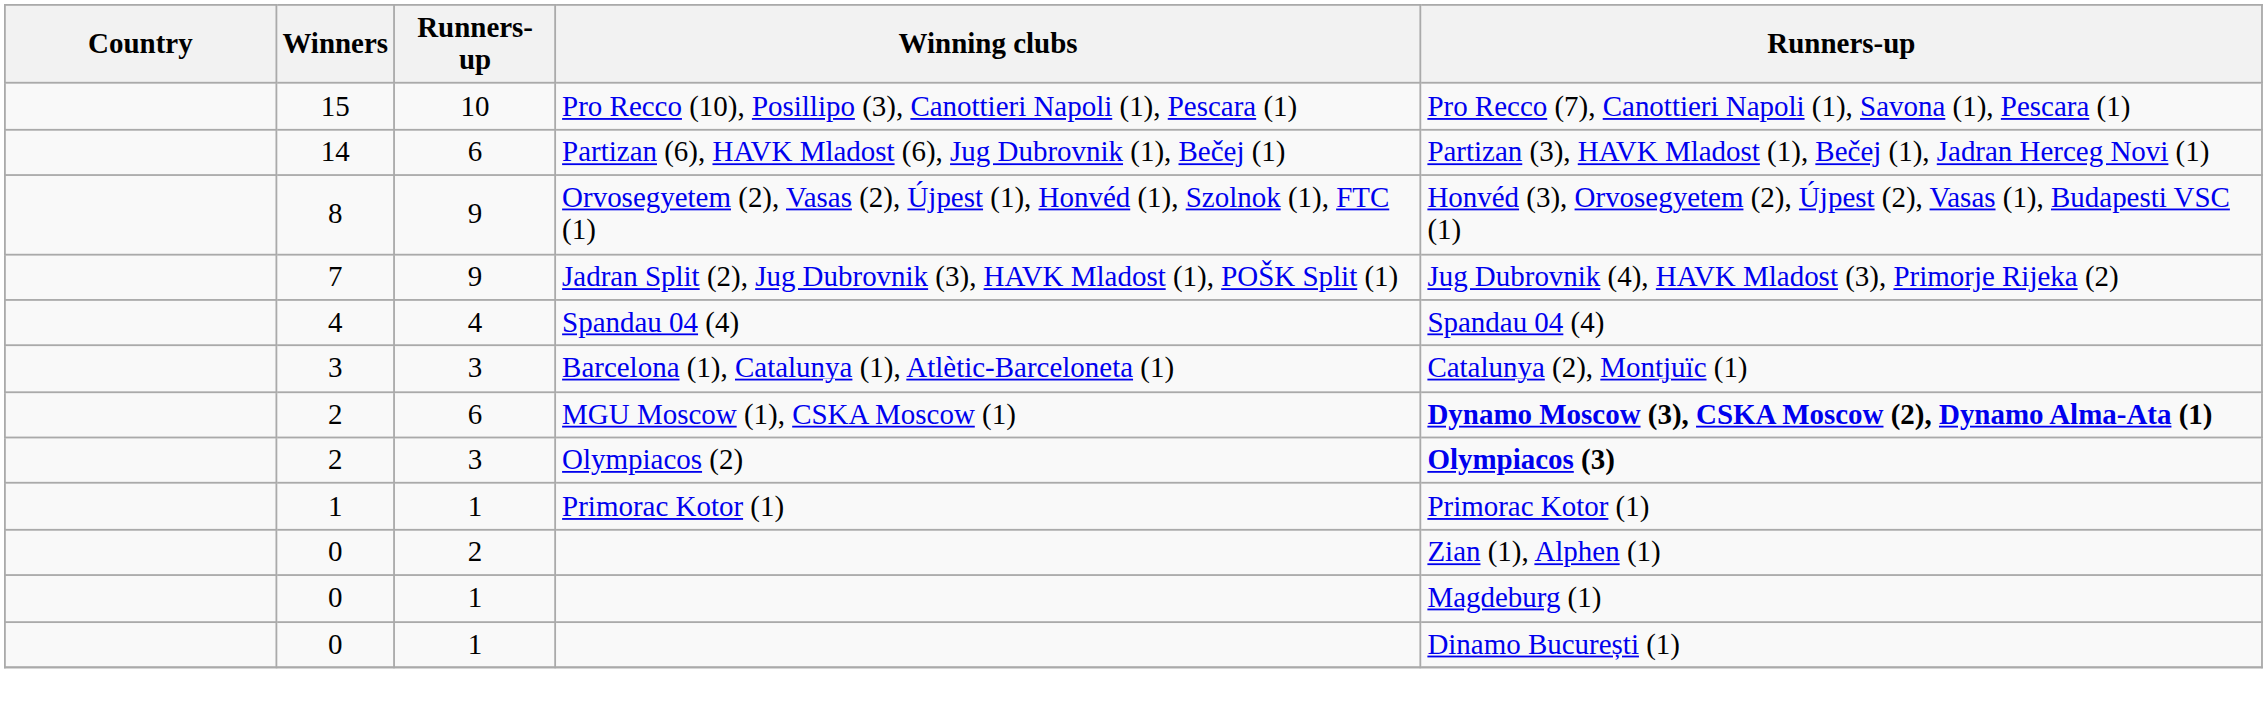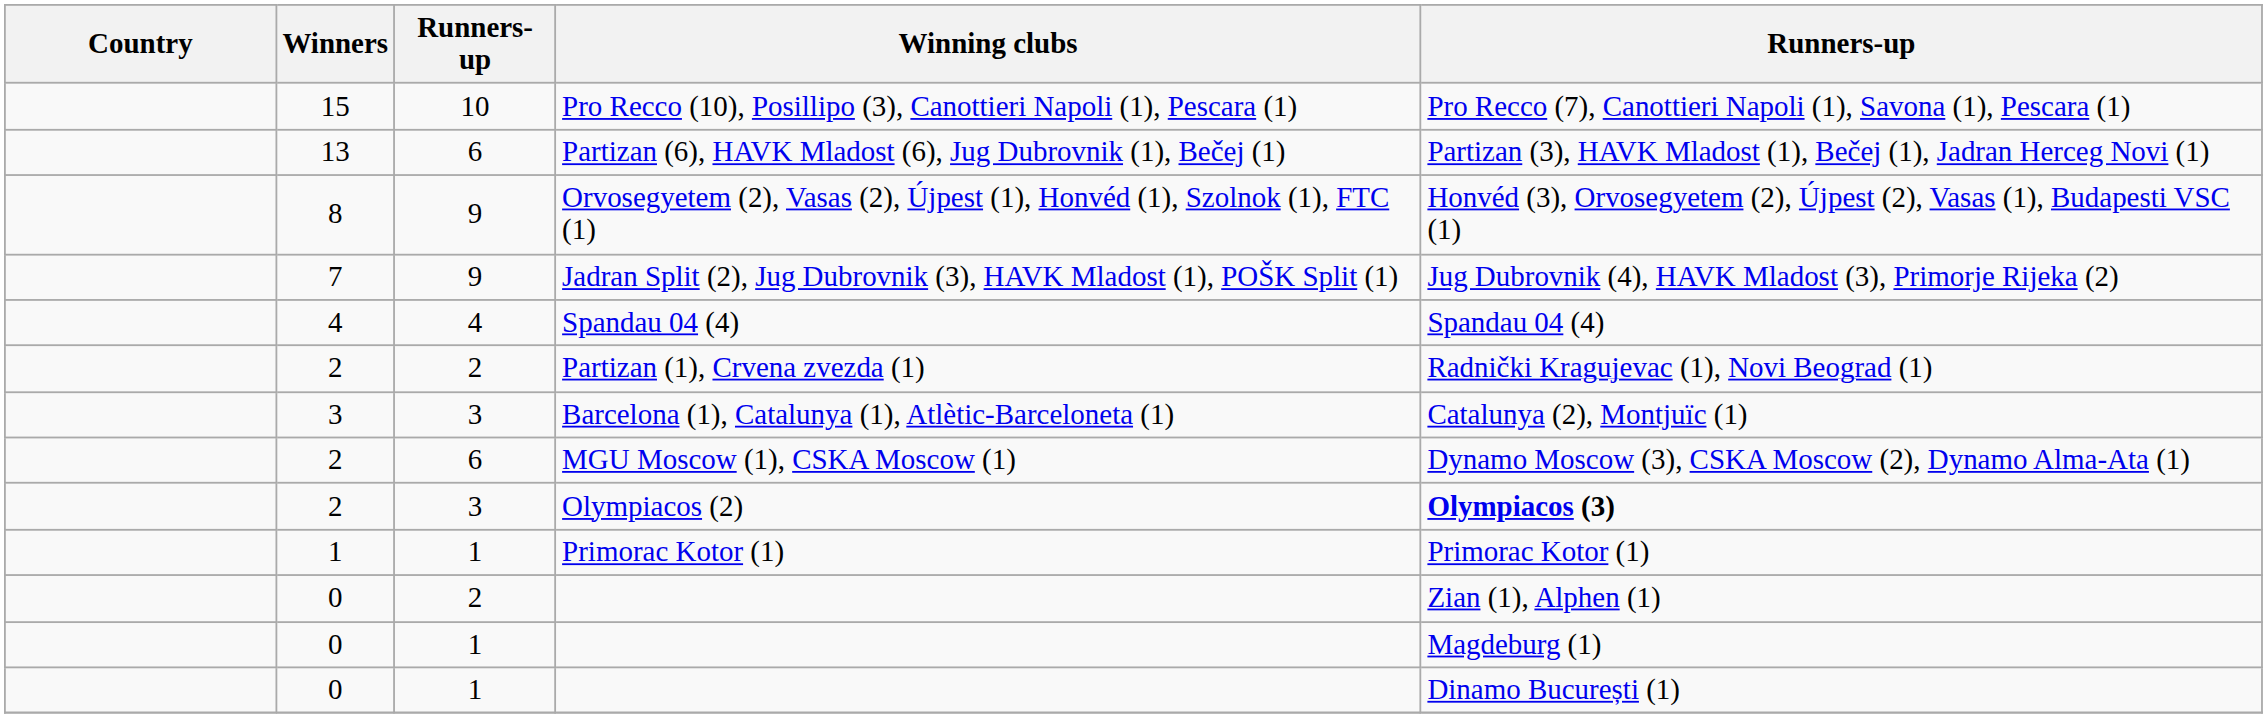(335, 151) 14 -> (335, 151) 13
+ row: (475, 368)
(1820, 414) bold -> (1809, 460) normal
